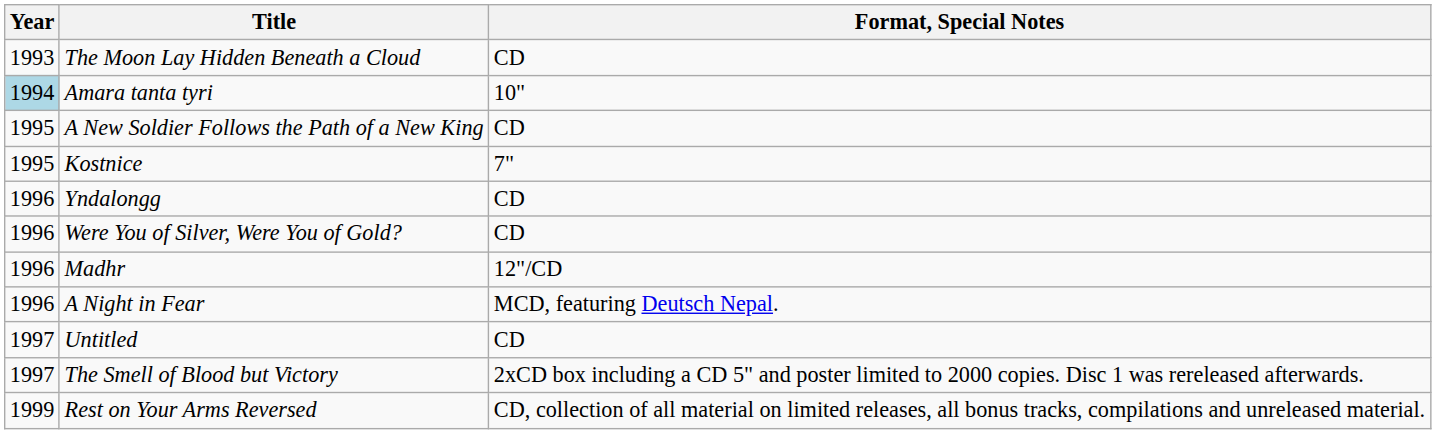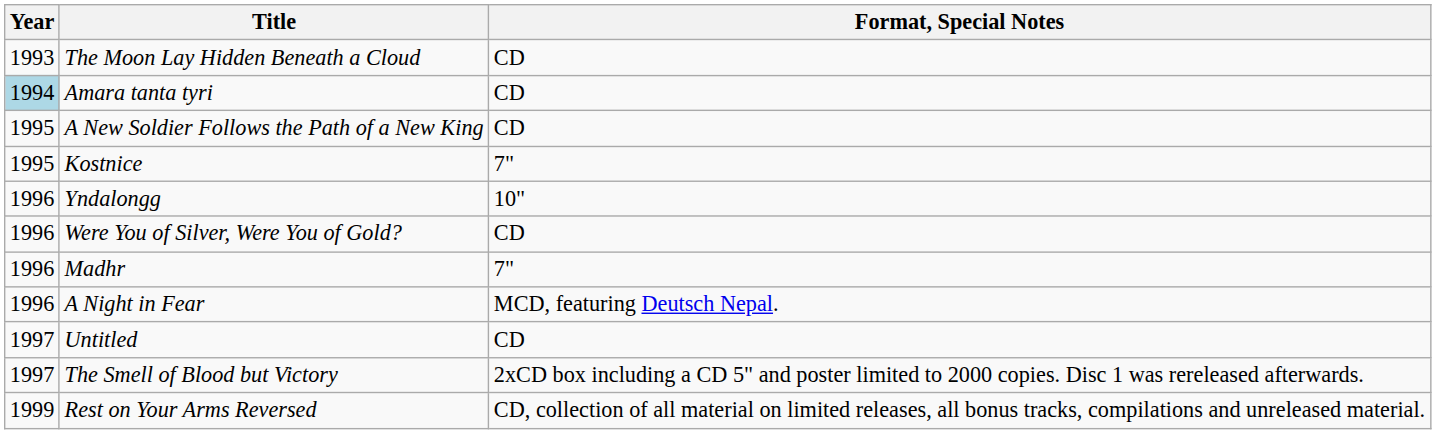(510, 92) 10" -> (509, 92) CD
(509, 198) CD -> (510, 198) 10"
(528, 269) 12"/CD -> (504, 269) 7"
